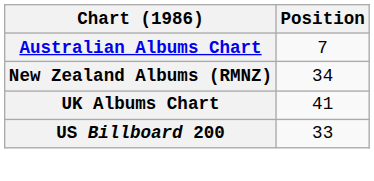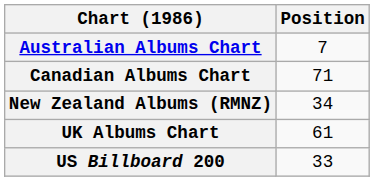+ row: (141, 76)
(323, 105) 41 -> (323, 133) 61
